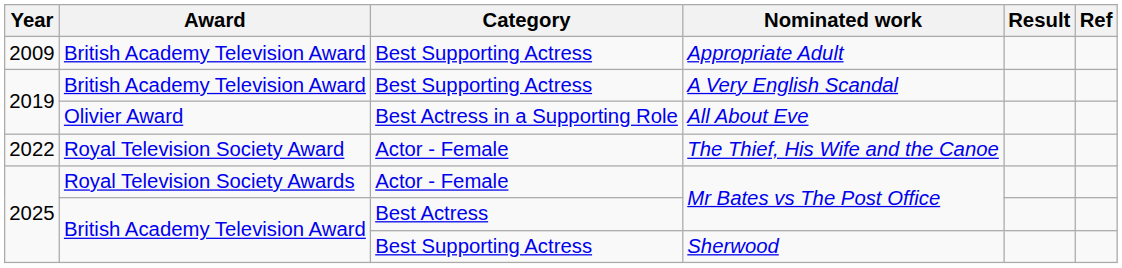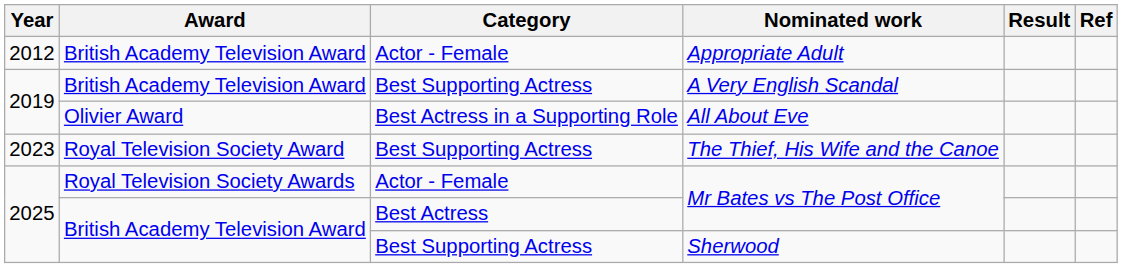(32, 52) 2009 -> (32, 52) 2012
(484, 52) Best Supporting Actress -> (442, 52) Actor - Female
(32, 149) 2022 -> (32, 149) 2023
(442, 149) Actor - Female -> (484, 149) Best Supporting Actress
